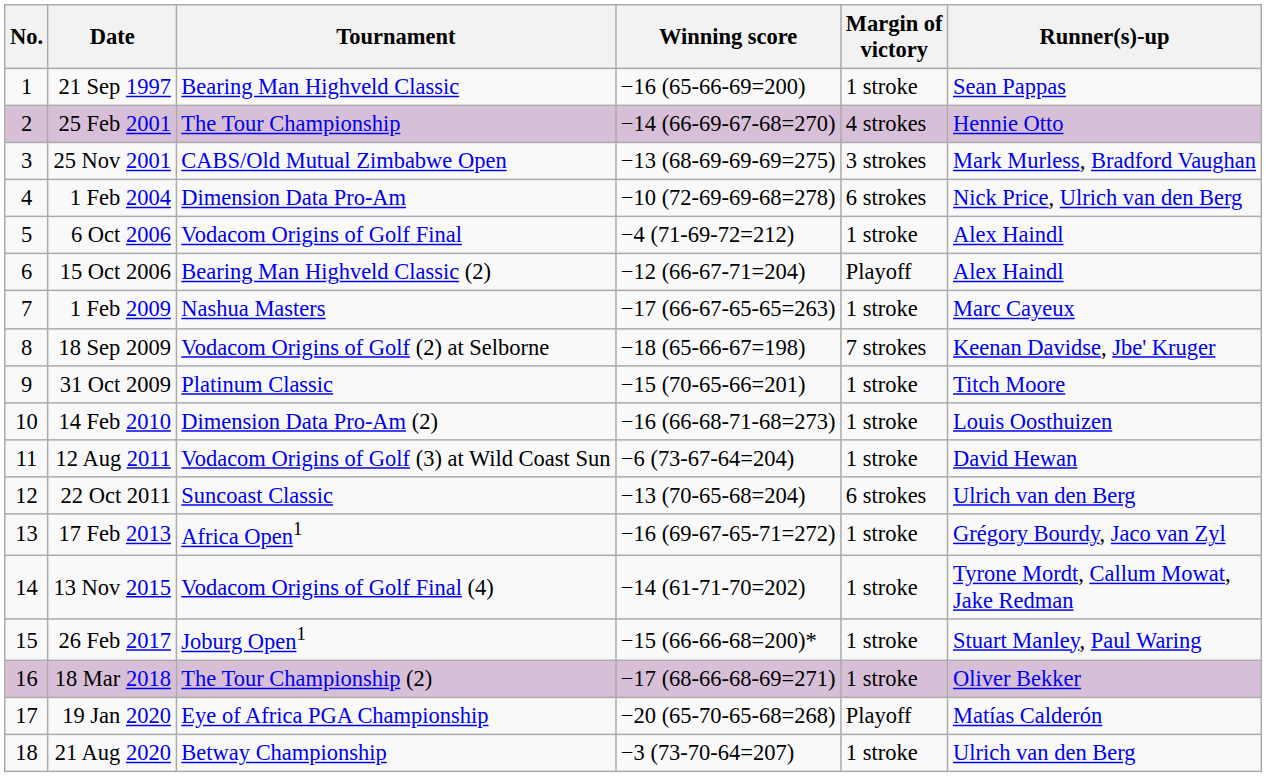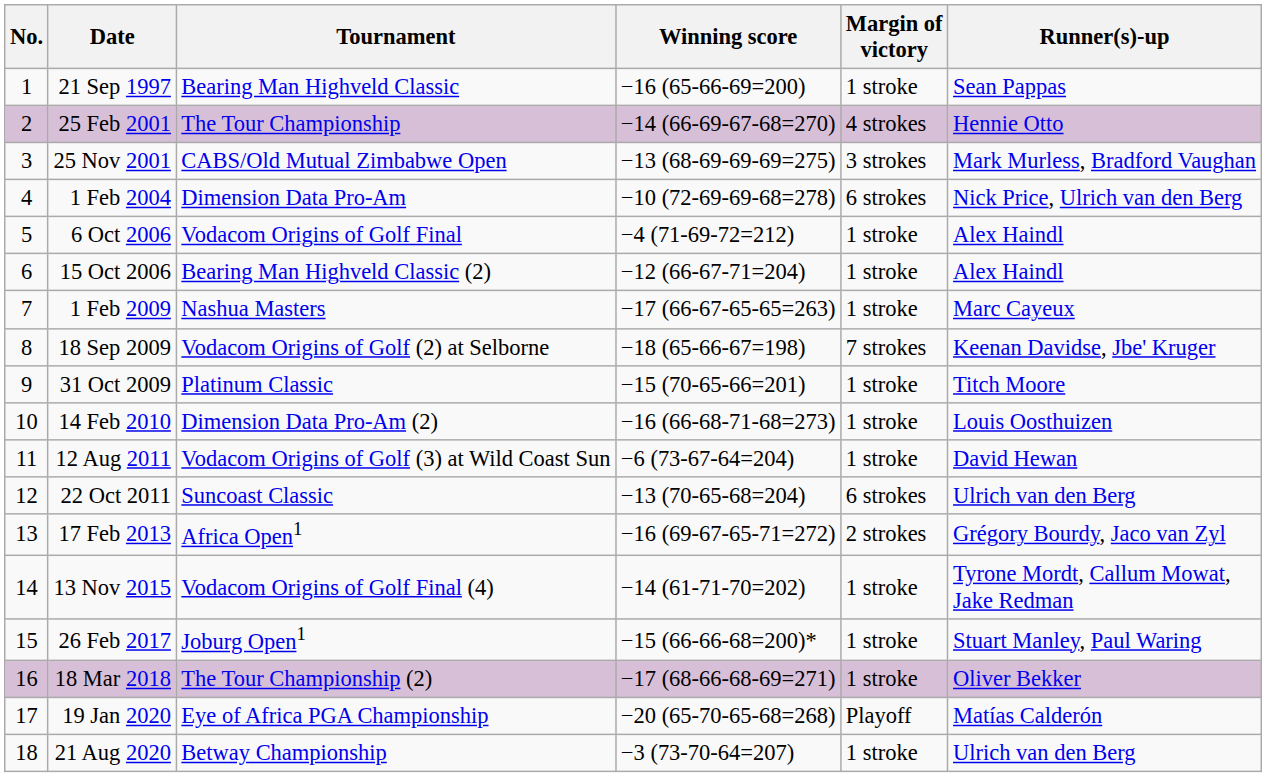(879, 272) Playoff -> (882, 272) 1 stroke
(882, 534) 1 stroke -> (886, 534) 2 strokes
